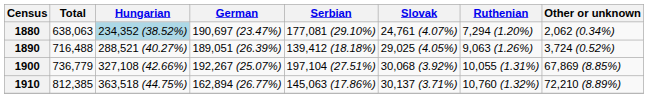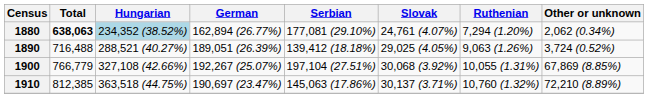(73, 31) normal -> (73, 31) bold
(237, 31) 190,697 (23.47%) -> (237, 31) 162,894 (26.77%)
(73, 66) 736,779 -> (73, 66) 766,779
(237, 84) 162,894 (26.77%) -> (237, 84) 190,697 (23.47%)
